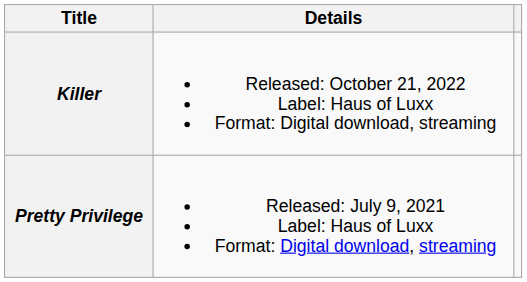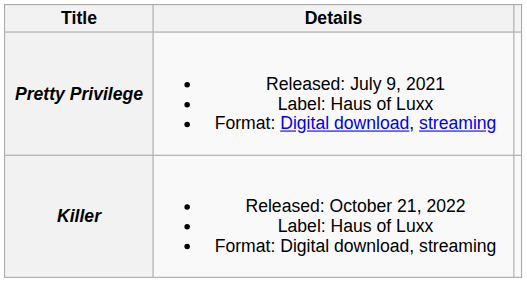rows swapped: (79, 216) <-> (79, 93)
